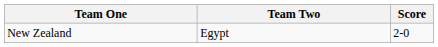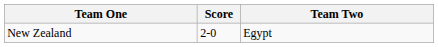columns swapped: (294, 14) <-> (412, 14)
